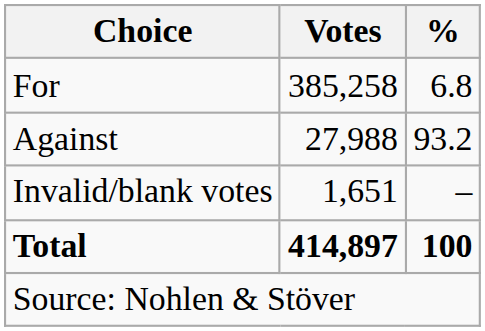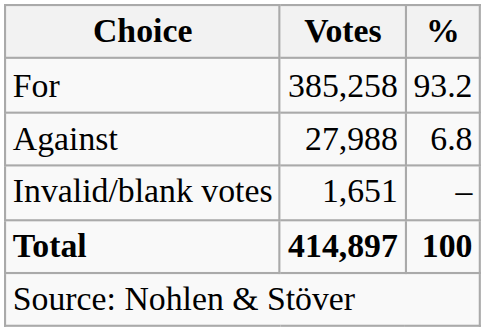(451, 84) 6.8 -> (443, 84) 93.2
(443, 138) 93.2 -> (451, 138) 6.8
